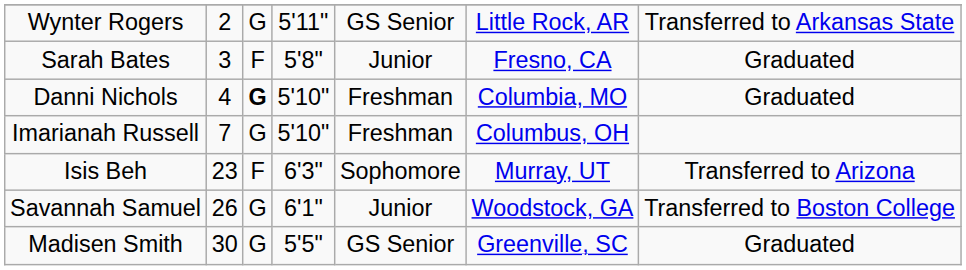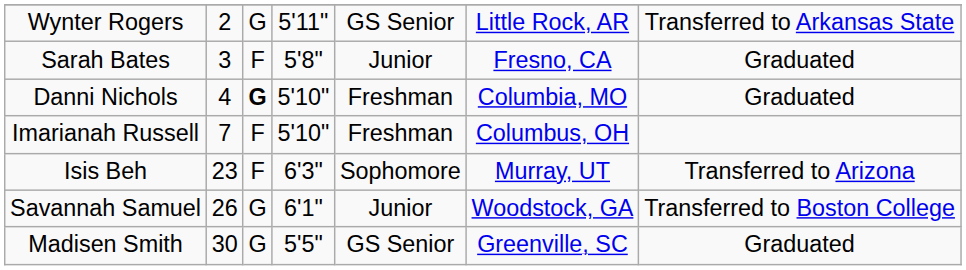(258, 134) G -> (258, 134) F
